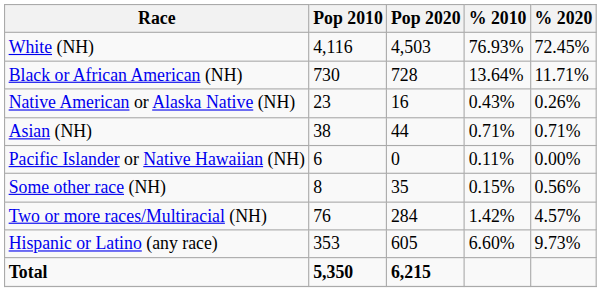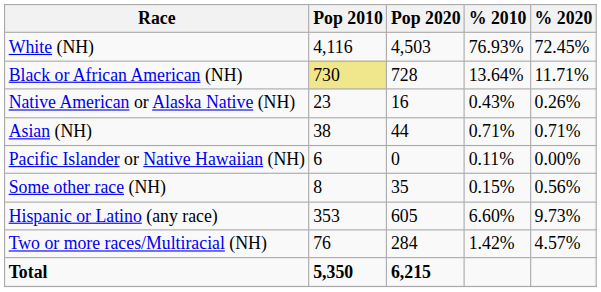(327, 74) no background -> (327, 74) khaki background
rows swapped: (138, 215) <-> (113, 243)
